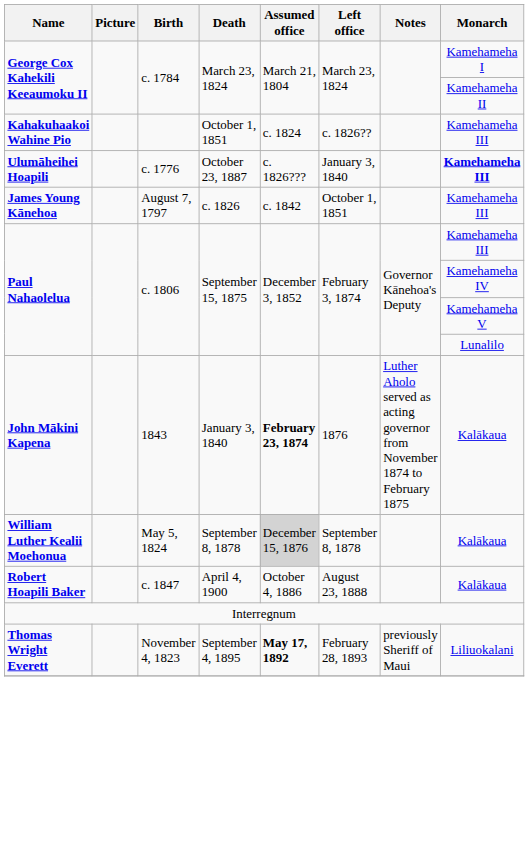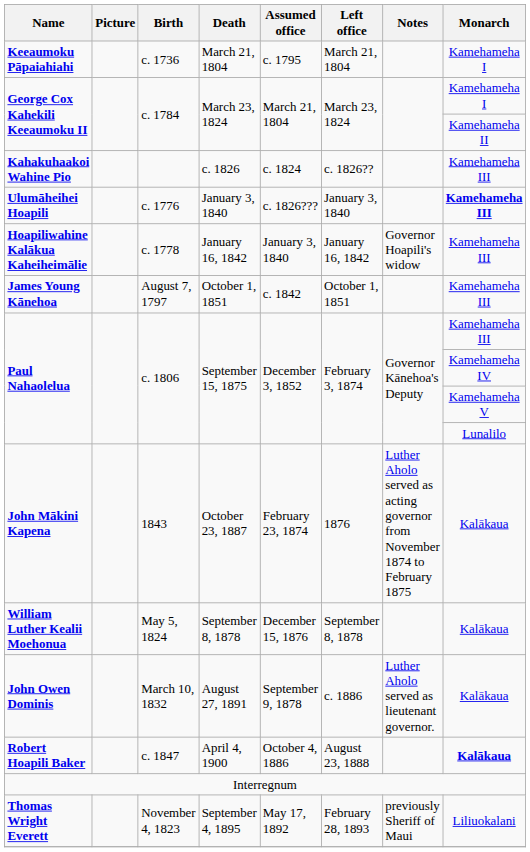+ row: (41, 59)
(229, 132) October 1, 1851 -> (221, 169) c. 1826
(224, 169) October 23, 1887 -> (228, 206) January 3, 1840
+ row: (48, 250)
(221, 206) c. 1826 -> (229, 294) October 1, 1851
(228, 434) January 3, 1840 -> (224, 523) October 23, 1887
(289, 434) bold -> (286, 523) normal
(289, 540) lightgrey background -> (289, 628) no background
+ row: (39, 696)
(482, 584) normal -> (484, 755) bold
(285, 650) bold -> (284, 821) normal
